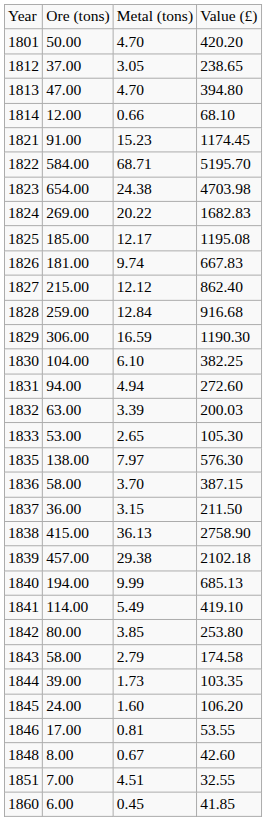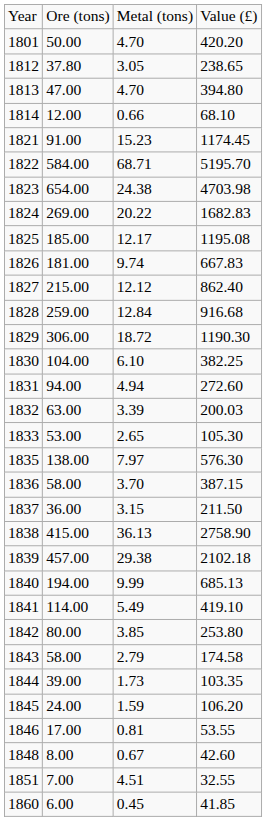(64, 66) 37.00 -> (64, 66) 37.80
(134, 336) 16.59 -> (134, 336) 18.72
(130, 705) 1.60 -> (130, 705) 1.59
